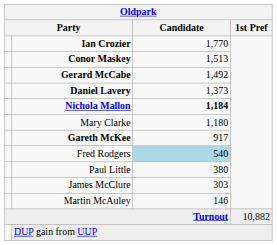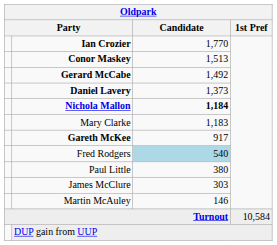(217, 122) 1,180 -> (217, 122) 1,183
(256, 216) 10,882 -> (256, 216) 10,584
